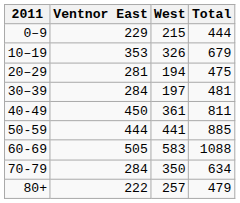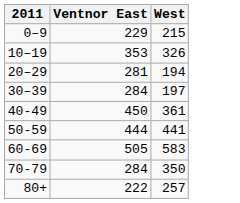- column: (212, 14)
